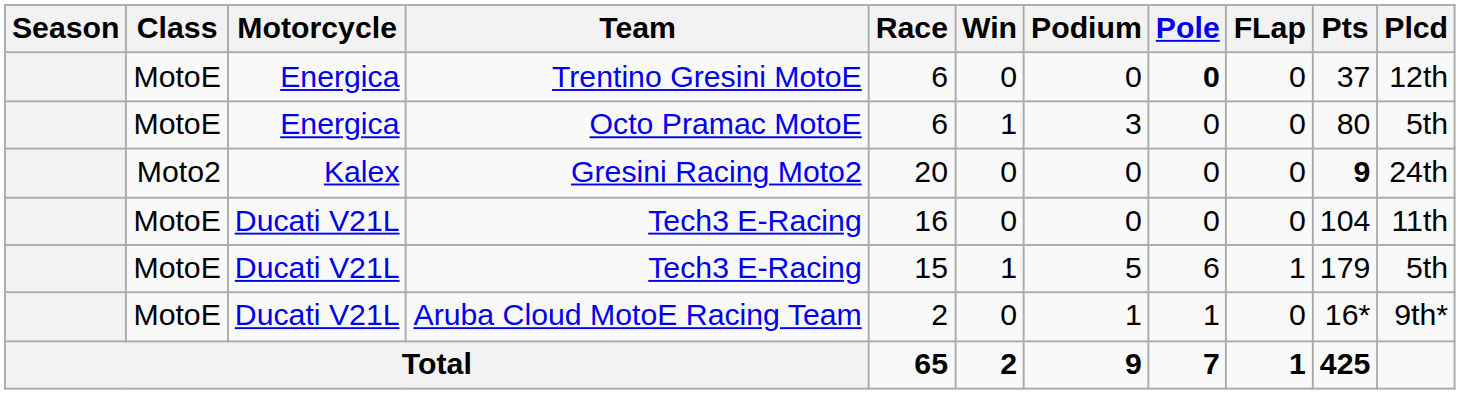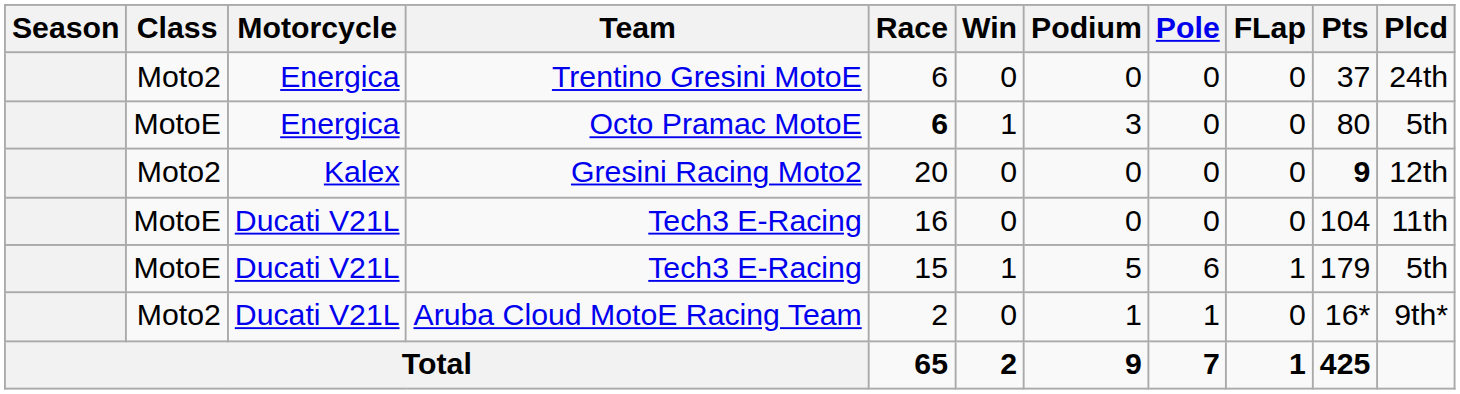(177, 76) MotoE -> (179, 76) Moto2
(1211, 76) bold -> (1211, 76) normal
(1419, 76) 12th -> (1419, 76) 24th
(940, 124) normal -> (940, 124) bold
(1419, 172) 24th -> (1419, 172) 12th
(177, 316) MotoE -> (179, 316) Moto2
